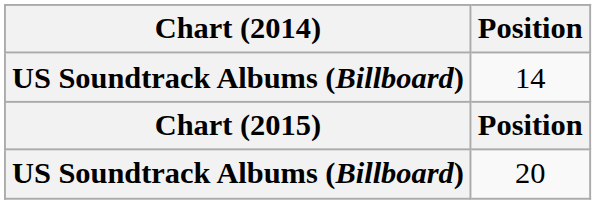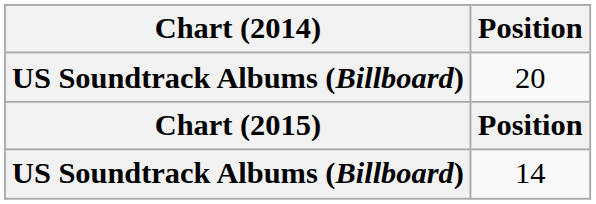rows swapped: (530, 76) <-> (530, 173)
